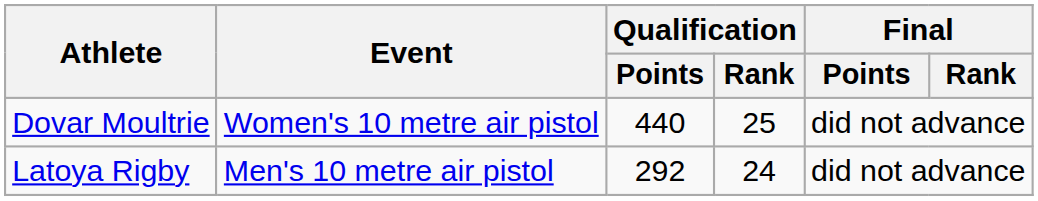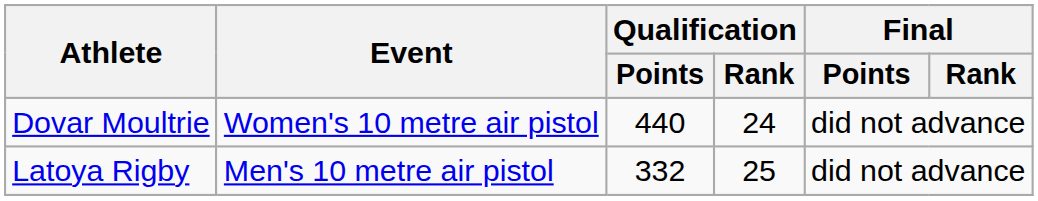(759, 123) 25 -> (759, 123) 24
(660, 171) 292 -> (660, 171) 332
(759, 171) 24 -> (759, 171) 25
